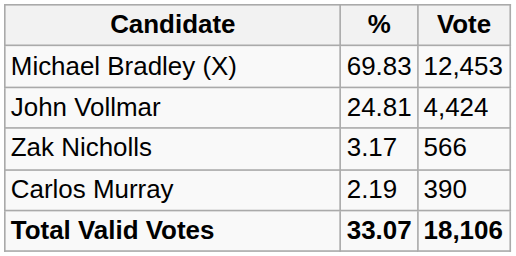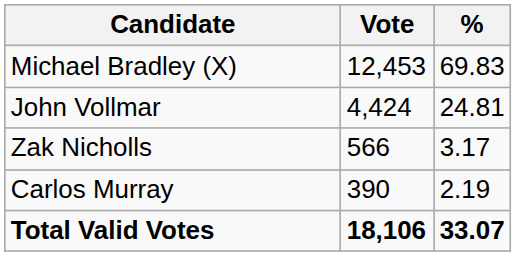columns swapped: (464, 25) <-> (379, 25)
